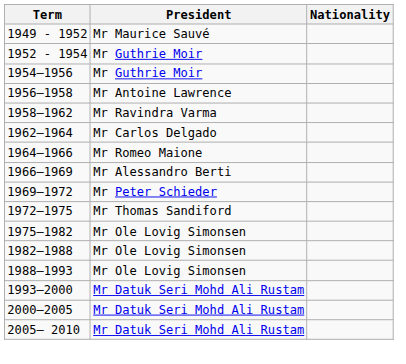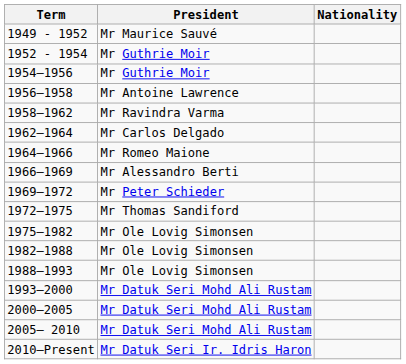+ row: (51, 349)
